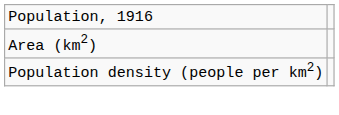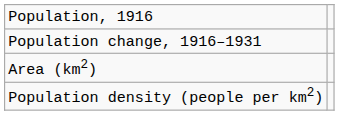+ row: (135, 41)
